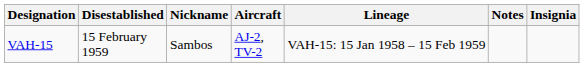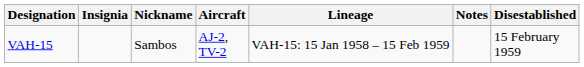columns swapped: (553, 15) <-> (123, 15)
